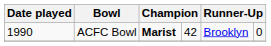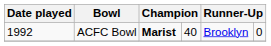(20, 31) 1990 -> (20, 31) 1992
(190, 31) 42 -> (190, 31) 40
